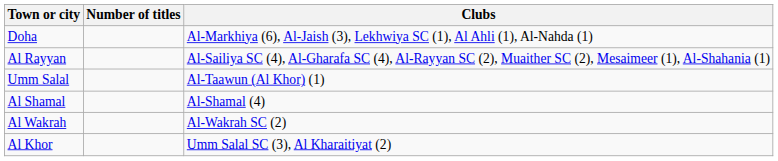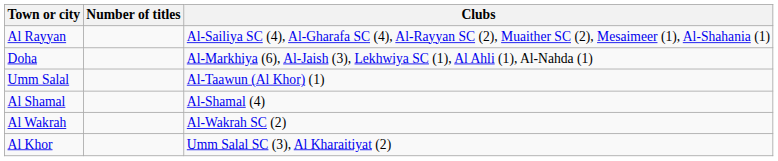rows swapped: (37, 58) <-> (22, 36)
